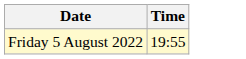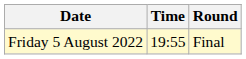+ column: (215, 16)
